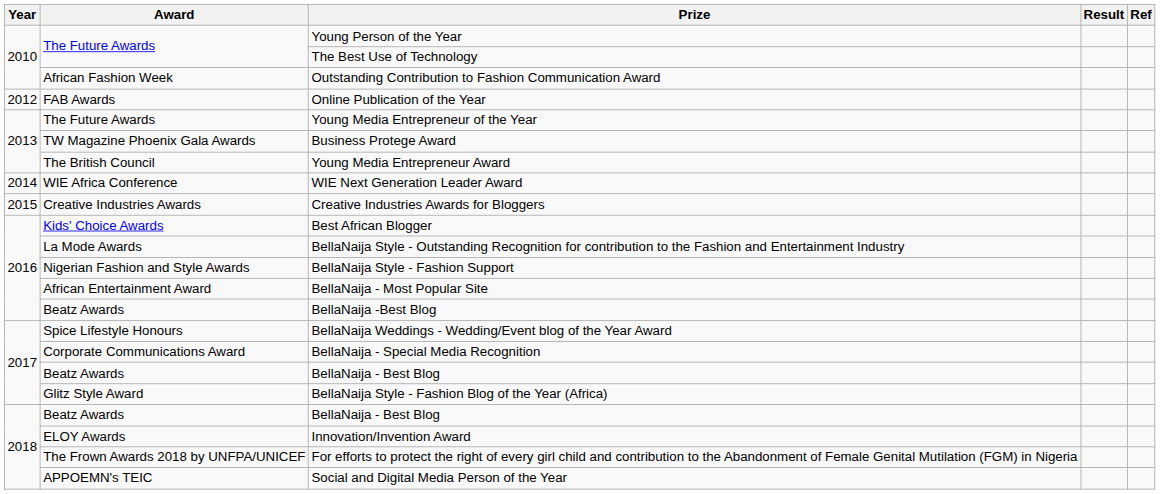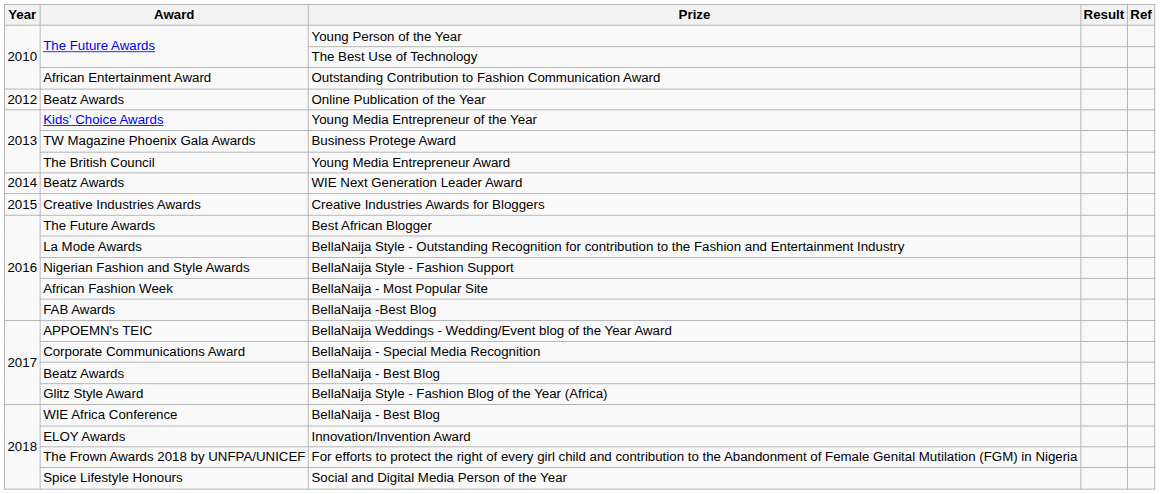(108, 78) African Fashion Week -> (127, 78) African Entertainment Award
(79, 99) FAB Awards -> (84, 99) Beatz Awards
(99, 120) The Future Awards -> (103, 120) Kids' Choice Awards
(110, 183) WIE Africa Conference -> (84, 183) Beatz Awards
(103, 225) Kids' Choice Awards -> (99, 225) The Future Awards
(127, 288) African Entertainment Award -> (108, 288) African Fashion Week
(84, 309) Beatz Awards -> (79, 309) FAB Awards
(113, 330) Spice Lifestyle Honours -> (98, 330) APPOEMN's TEIC
(84, 415) Beatz Awards -> (110, 415) WIE Africa Conference
(98, 478) APPOEMN's TEIC -> (113, 478) Spice Lifestyle Honours
